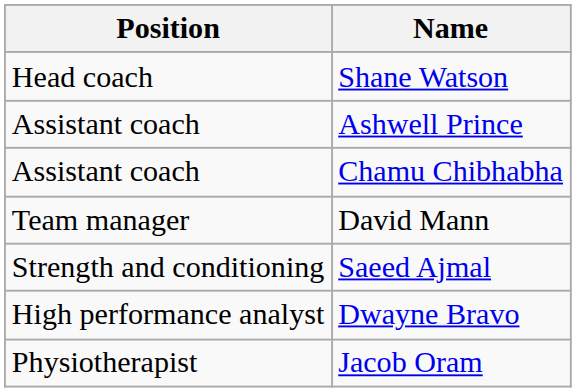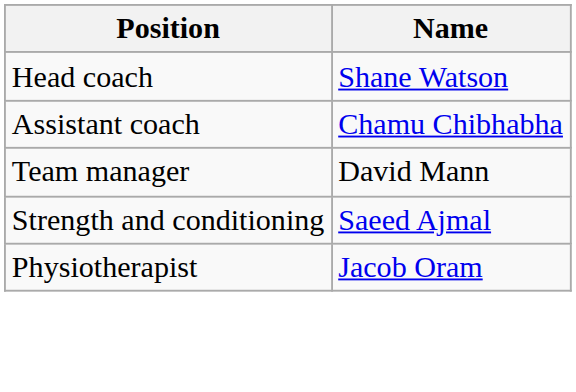- row: (431, 123)
- row: (429, 314)
